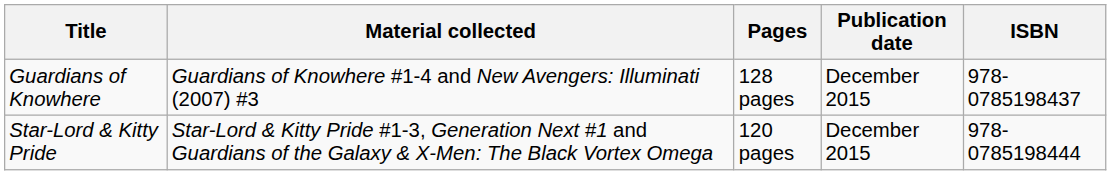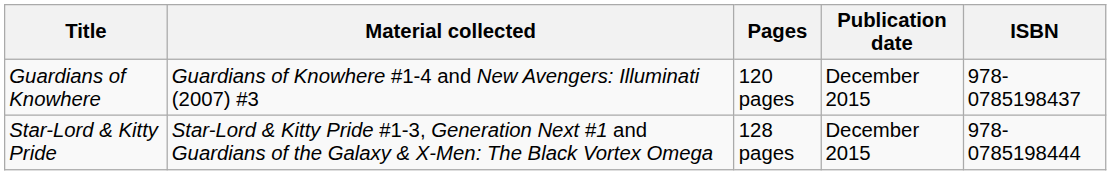(766, 87) 128 pages -> (766, 87) 120 pages
(766, 142) 120 pages -> (766, 142) 128 pages
